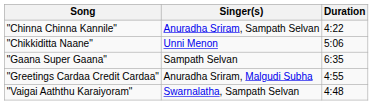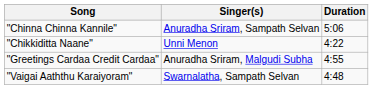(334, 28) 4:22 -> (334, 28) 5:06
(334, 44) 5:06 -> (334, 44) 4:22
- row: (57, 60)
